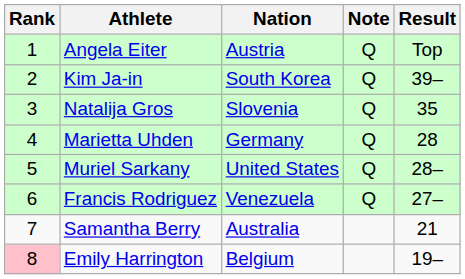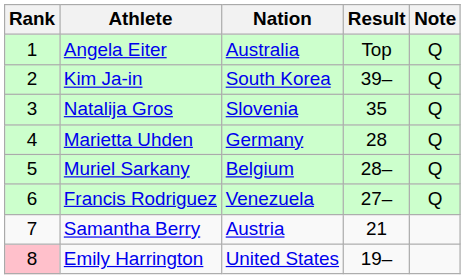columns swapped: (427, 19) <-> (369, 19)
(255, 49) Austria -> (262, 49) Australia
(282, 169) United States -> (260, 169) Belgium
(262, 229) Australia -> (255, 229) Austria
(260, 259) Belgium -> (282, 259) United States
